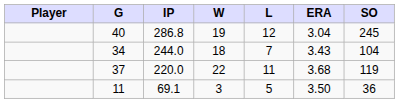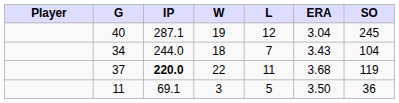(169, 32) 286.8 -> (169, 32) 287.1
(169, 70) normal -> (169, 70) bold
